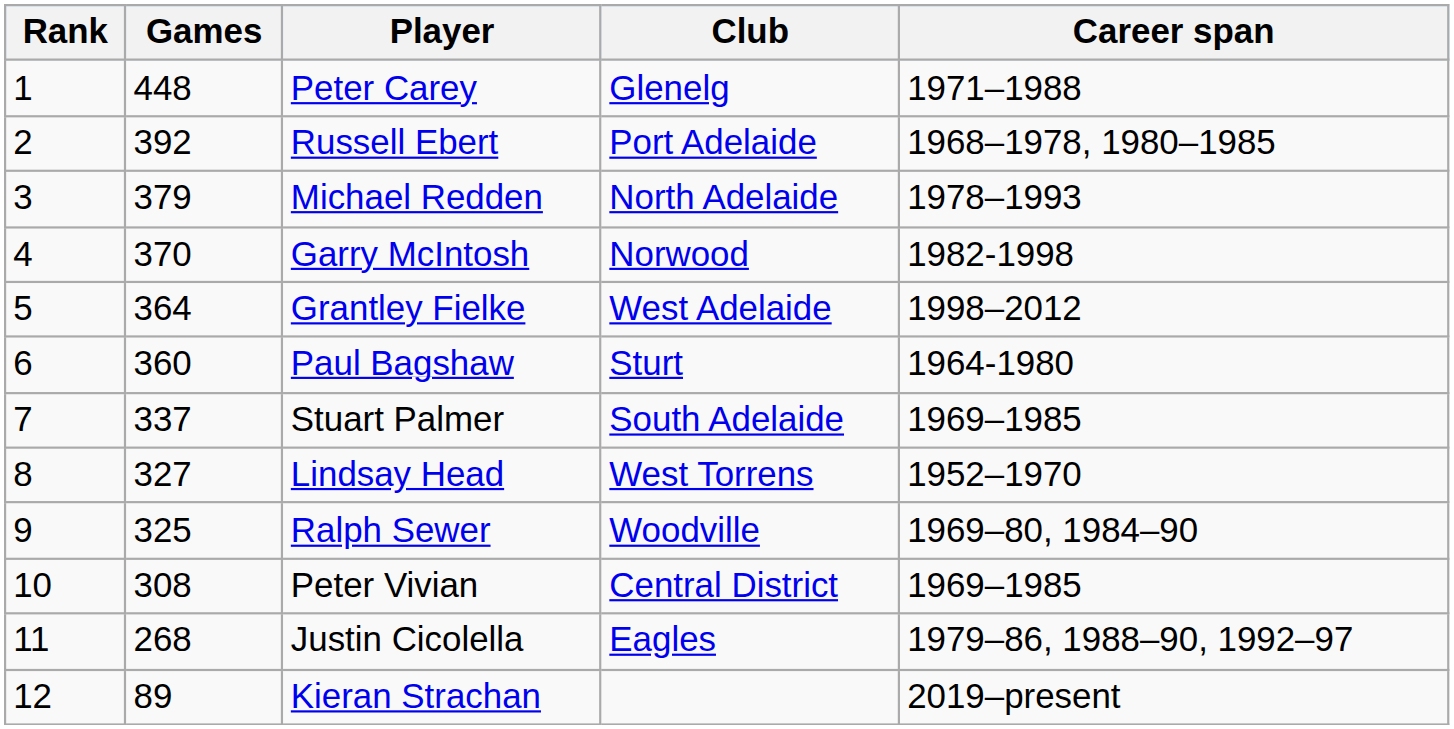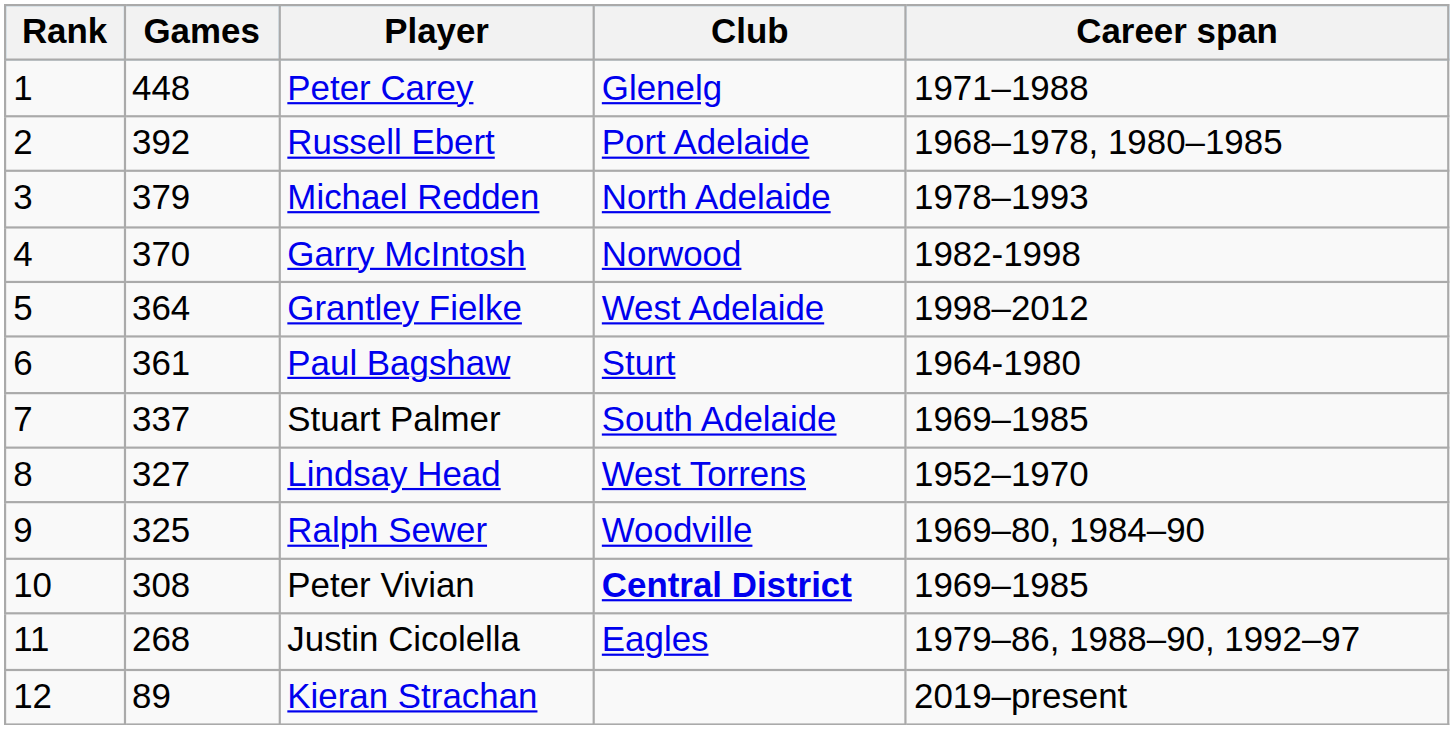(163, 364) 360 -> (161, 364) 361
(724, 585) normal -> (727, 585) bold
